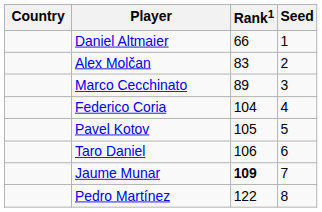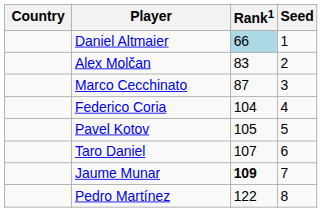(241, 41) no background -> (241, 41) lightblue background
(241, 85) 89 -> (241, 85) 87
(245, 151) 106 -> (245, 151) 107
